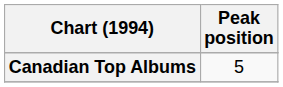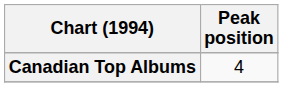(239, 67) 5 -> (239, 67) 4
